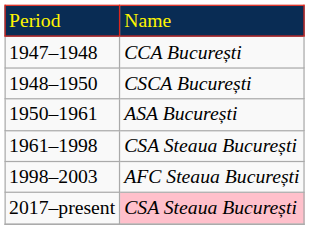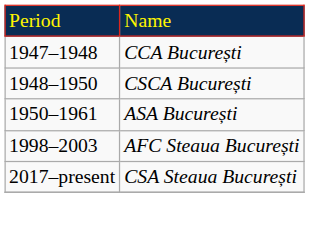- row: (53, 145)
(211, 208) pink background -> (211, 176) no background
